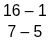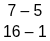rows swapped: (25, 10) <-> (25, 32)
